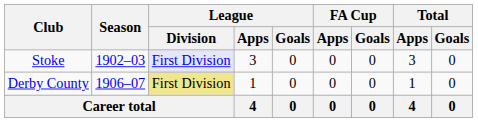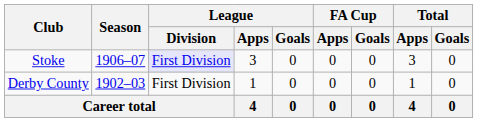(120, 60) 1902–03 -> (120, 60) 1906–07
(120, 83) 1906–07 -> (120, 83) 1902–03
(191, 83) khaki background -> (191, 83) no background
